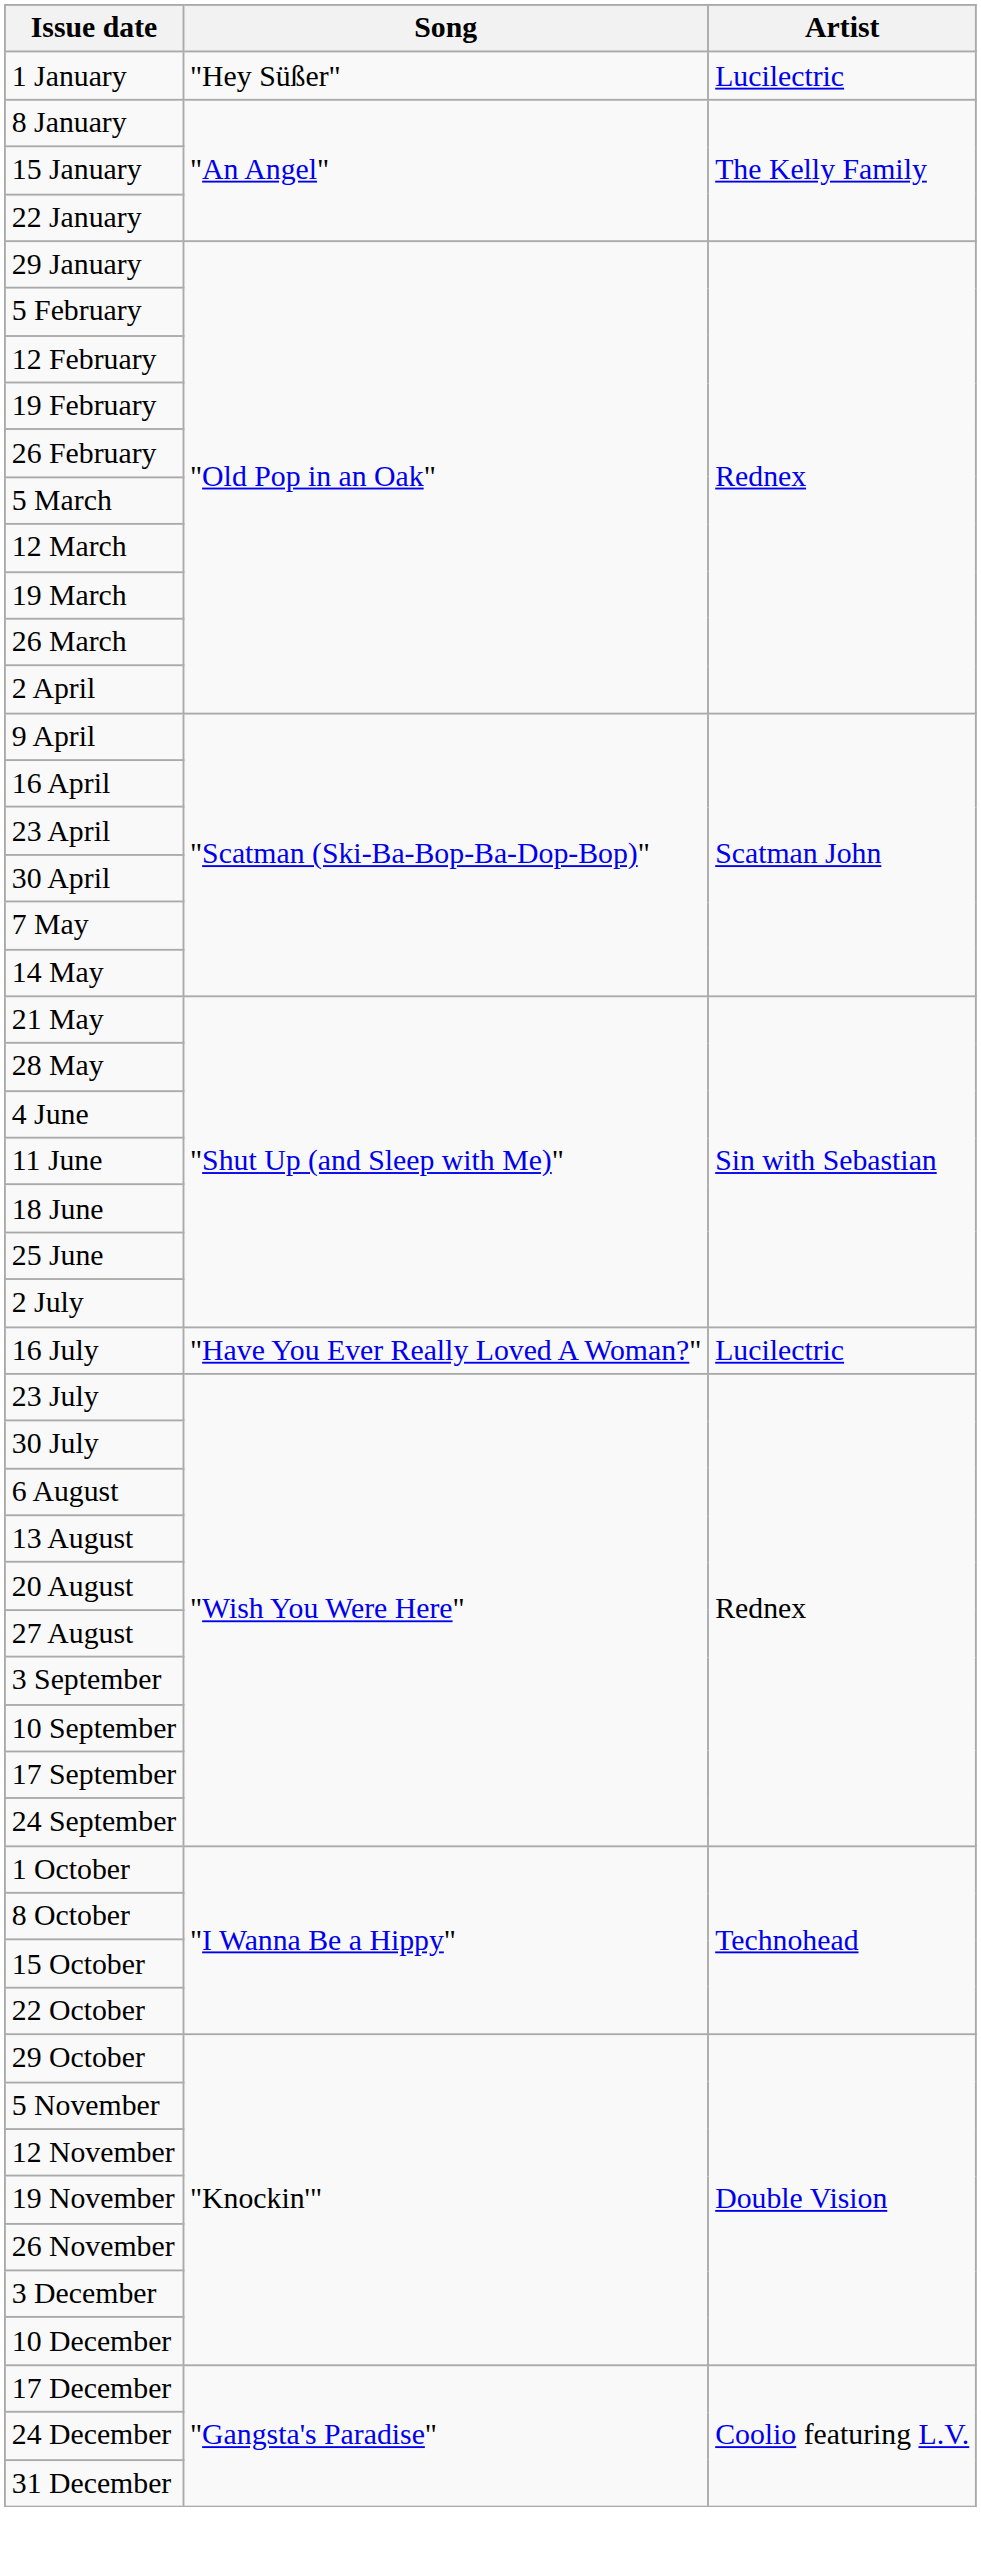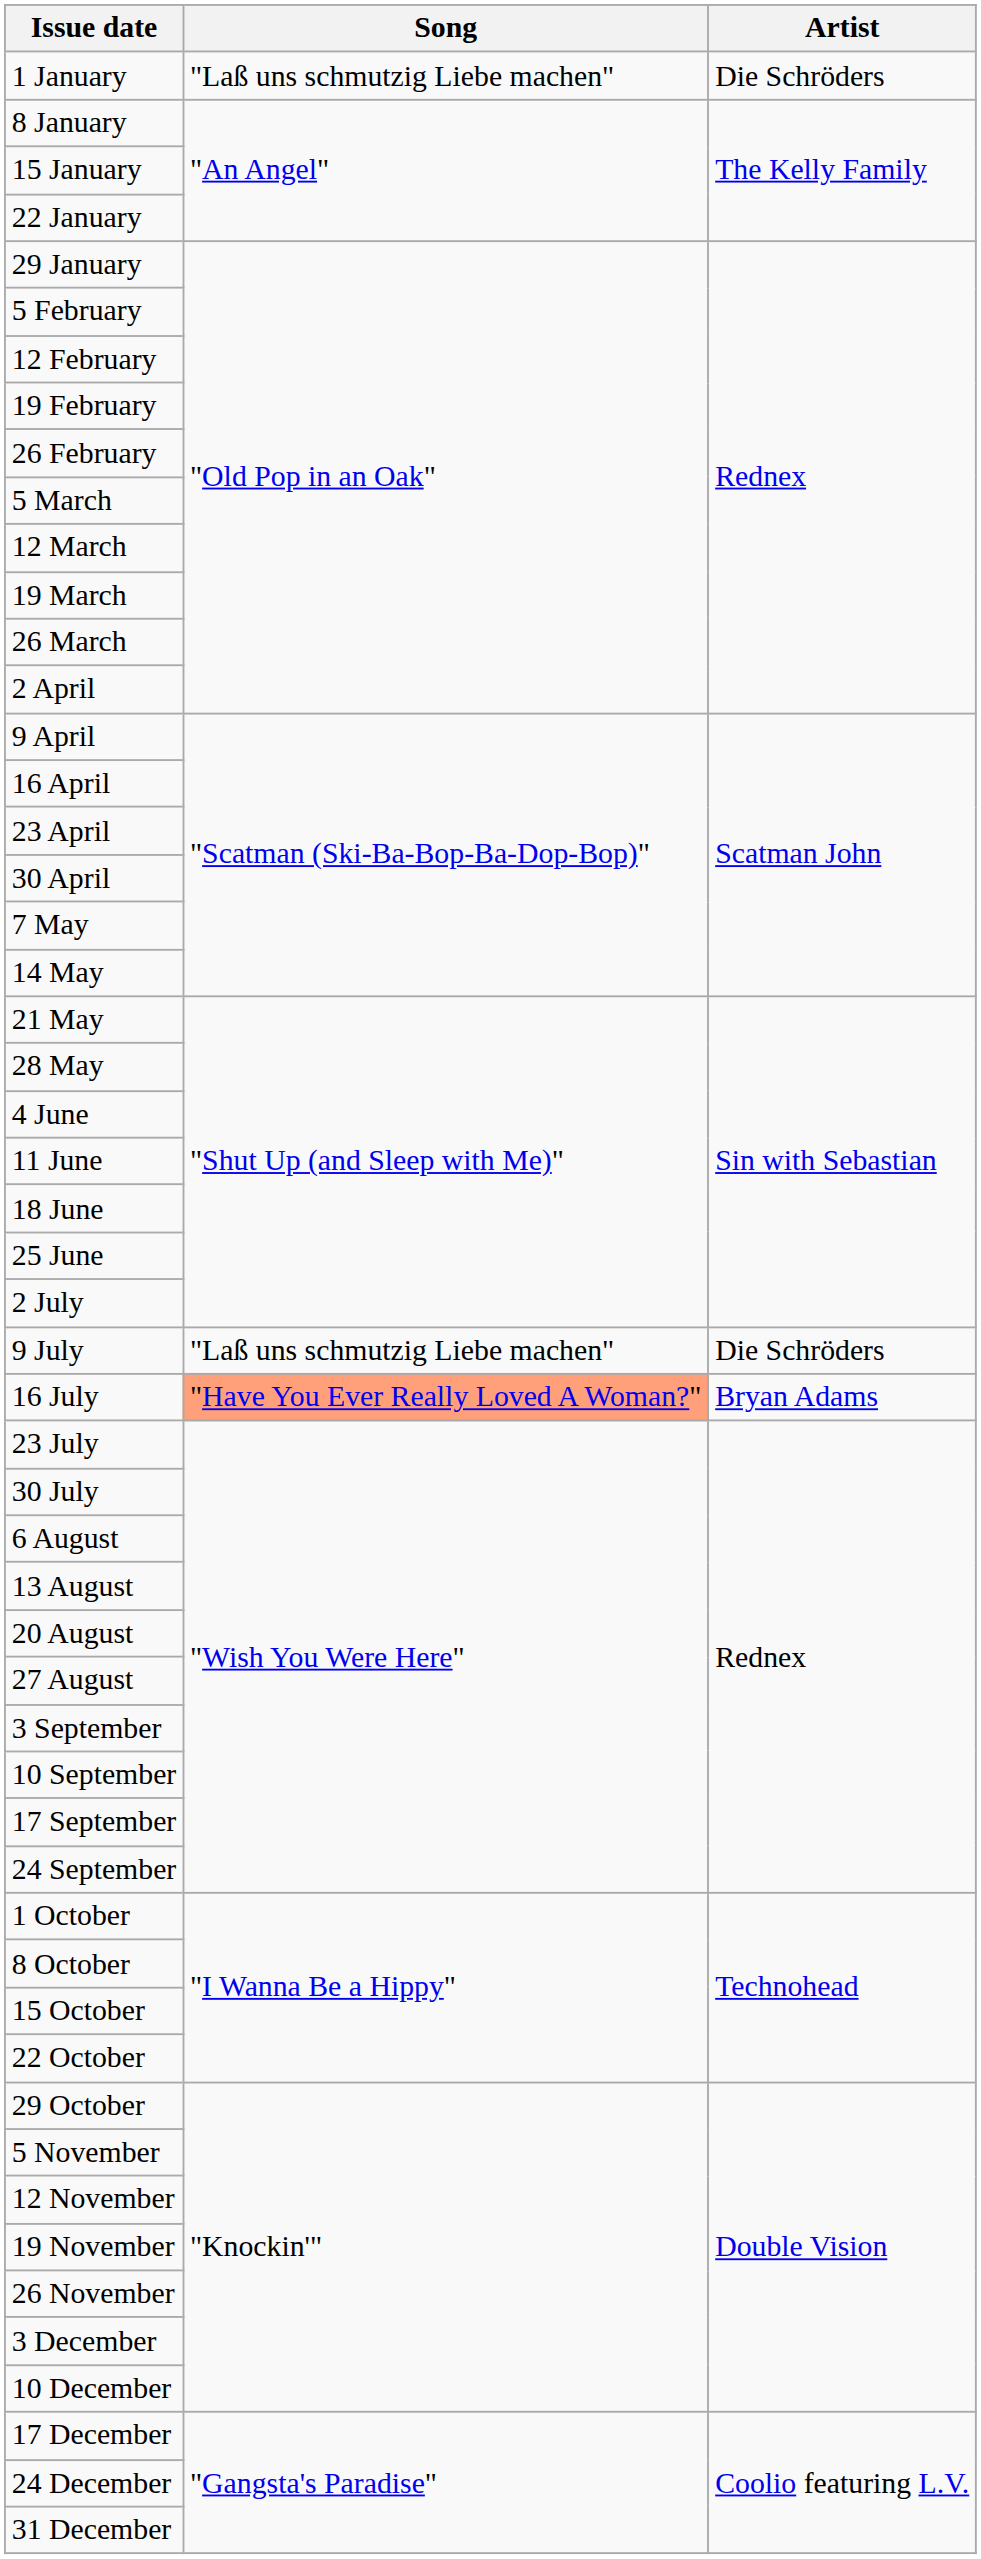(265, 75) "Hey Süßer" -> (402, 75) "Laß uns schmutzig Liebe machen"
(780, 75) Lucilectric -> (800, 75) Die Schröders
+ row: (48, 1349)
(446, 1349) no background -> (446, 1396) lightsalmon background
(780, 1349) Lucilectric -> (797, 1396) Bryan Adams
